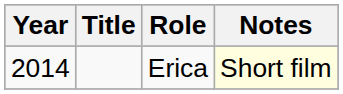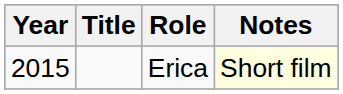(40, 67) 2014 -> (40, 67) 2015
